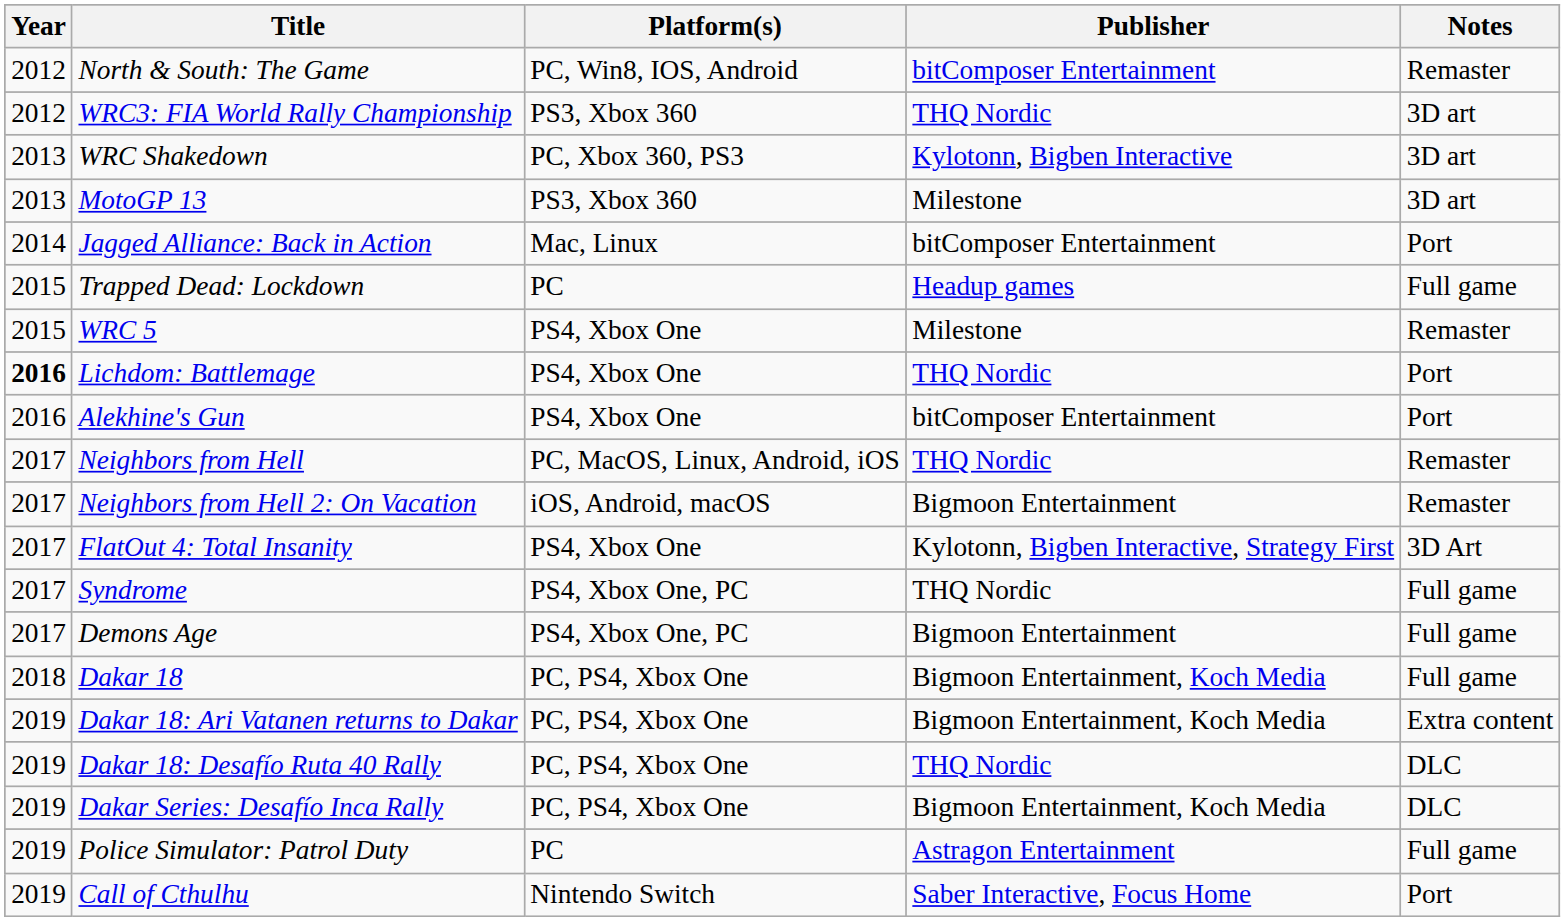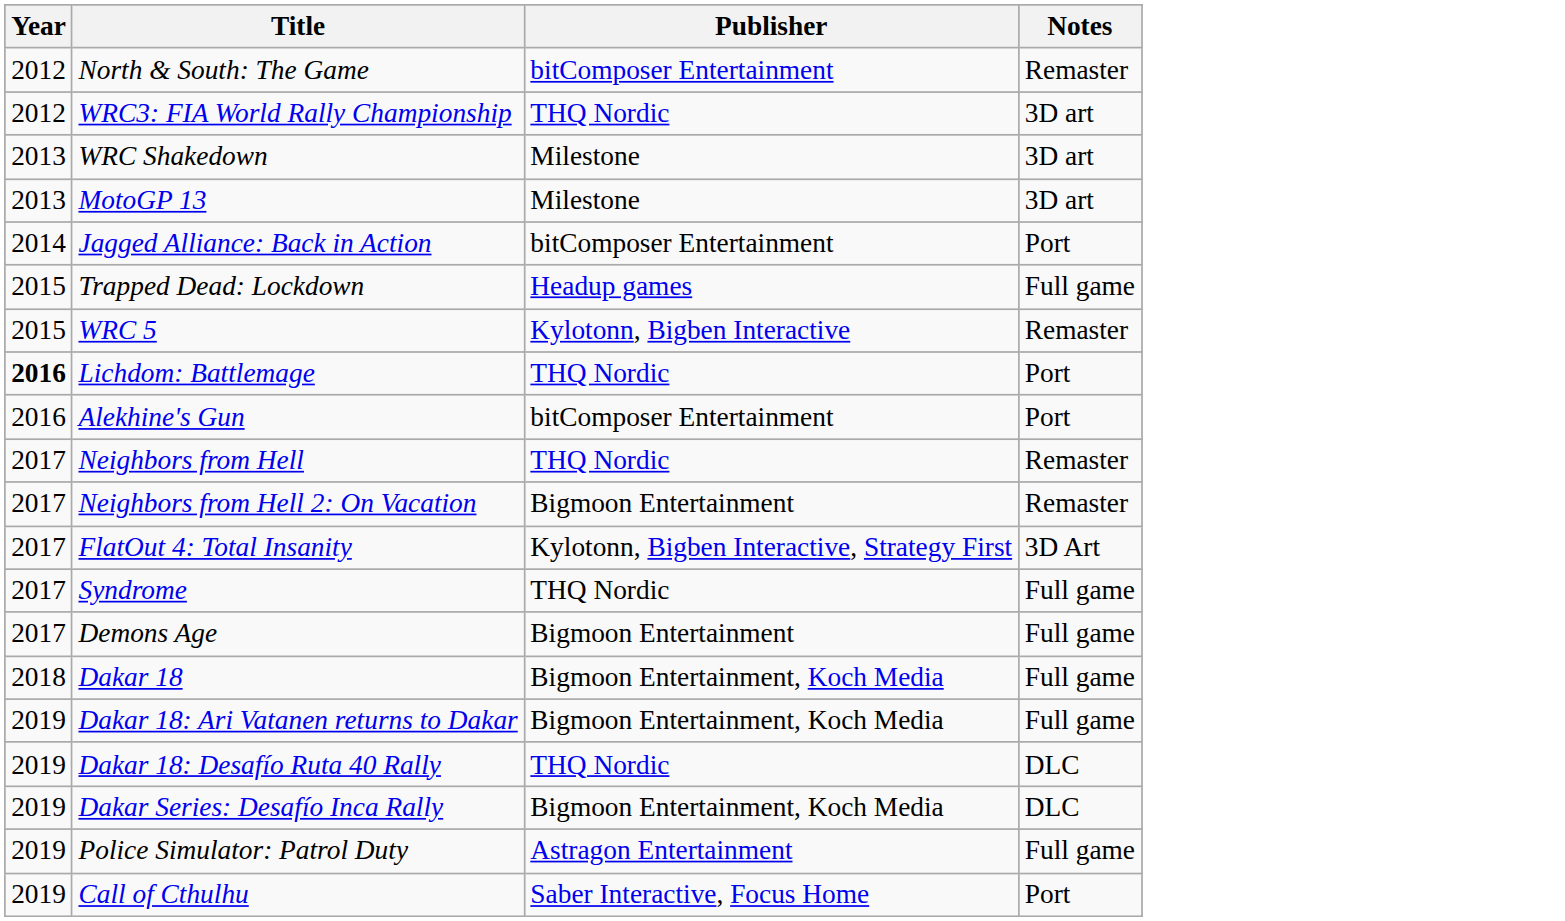- column: (715, 26)
(1072, 156) Kylotonn, Bigben Interactive -> (585, 156) Milestone
(967, 329) Milestone -> (690, 329) Kylotonn, Bigben Interactive
(1480, 720) Extra content -> (1080, 720) Full game
